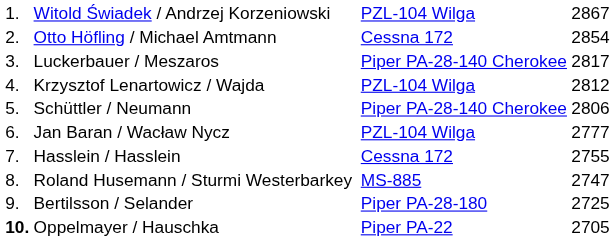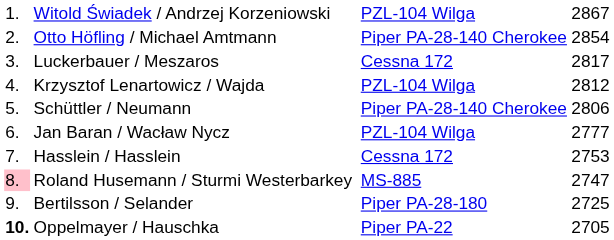(407, 37) Cessna 172 -> (464, 37) Piper PA-28-140 Cherokee
(464, 61) Piper PA-28-140 Cherokee -> (407, 61) Cessna 172
(590, 156) 2755 -> (590, 156) 2753
(12, 180) no background -> (12, 180) pink background
